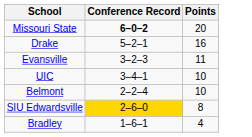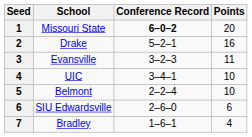+ column: (19, 12)
(134, 108) gold background -> (163, 108) no background
(201, 108) 8 -> (229, 108) 6
